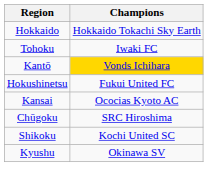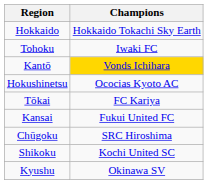(137, 83) Fukui United FC -> (137, 83) Ococias Kyoto AC
+ row: (37, 100)
(137, 100) Ococias Kyoto AC -> (137, 118) Fukui United FC
